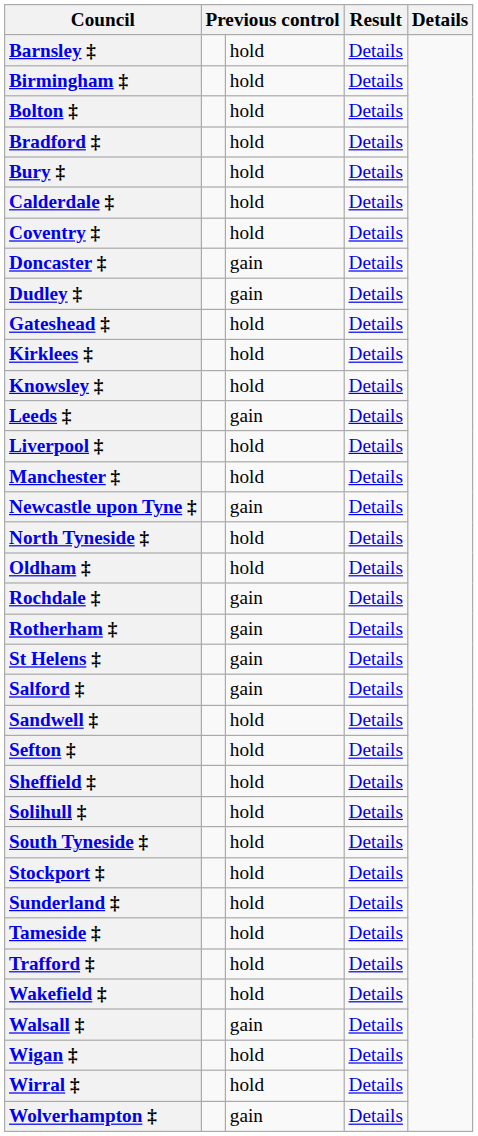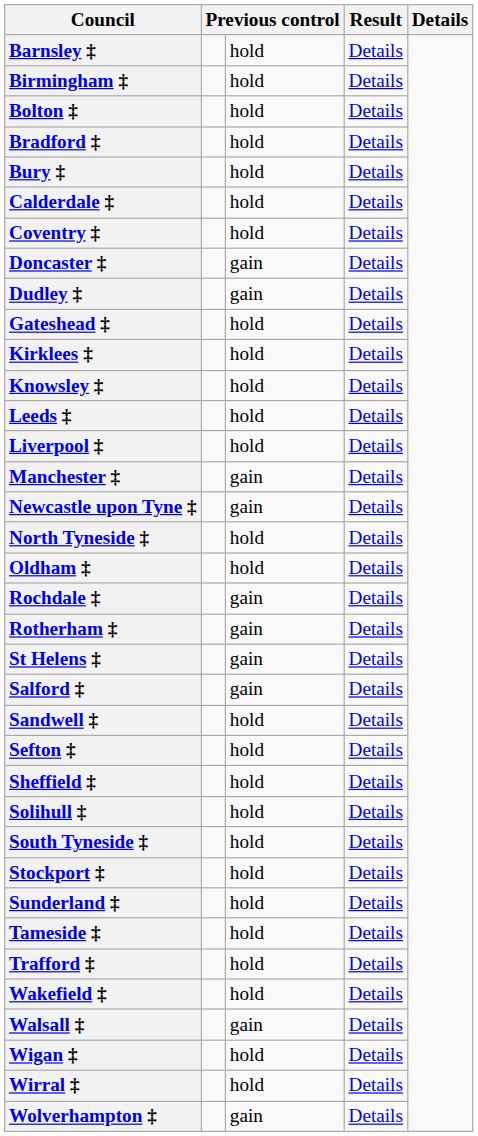(246, 415) gain -> (247, 415) hold
(247, 476) hold -> (246, 476) gain
